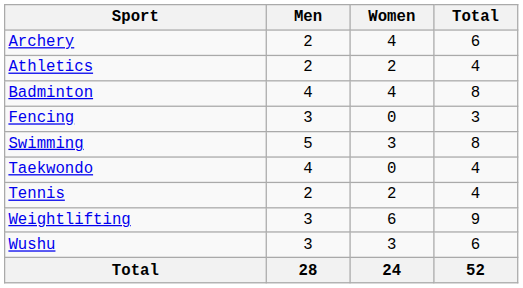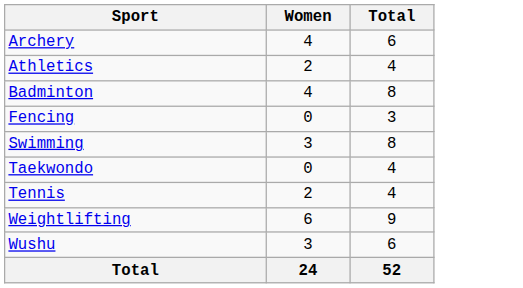- column: (308, 18)
